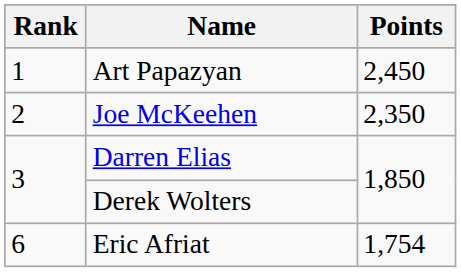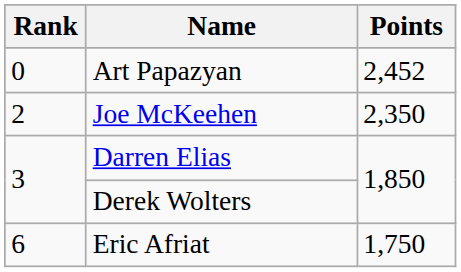(18, 69) 1 -> (18, 69) 0
(394, 69) 2,450 -> (394, 69) 2,452
(394, 244) 1,754 -> (394, 244) 1,750
